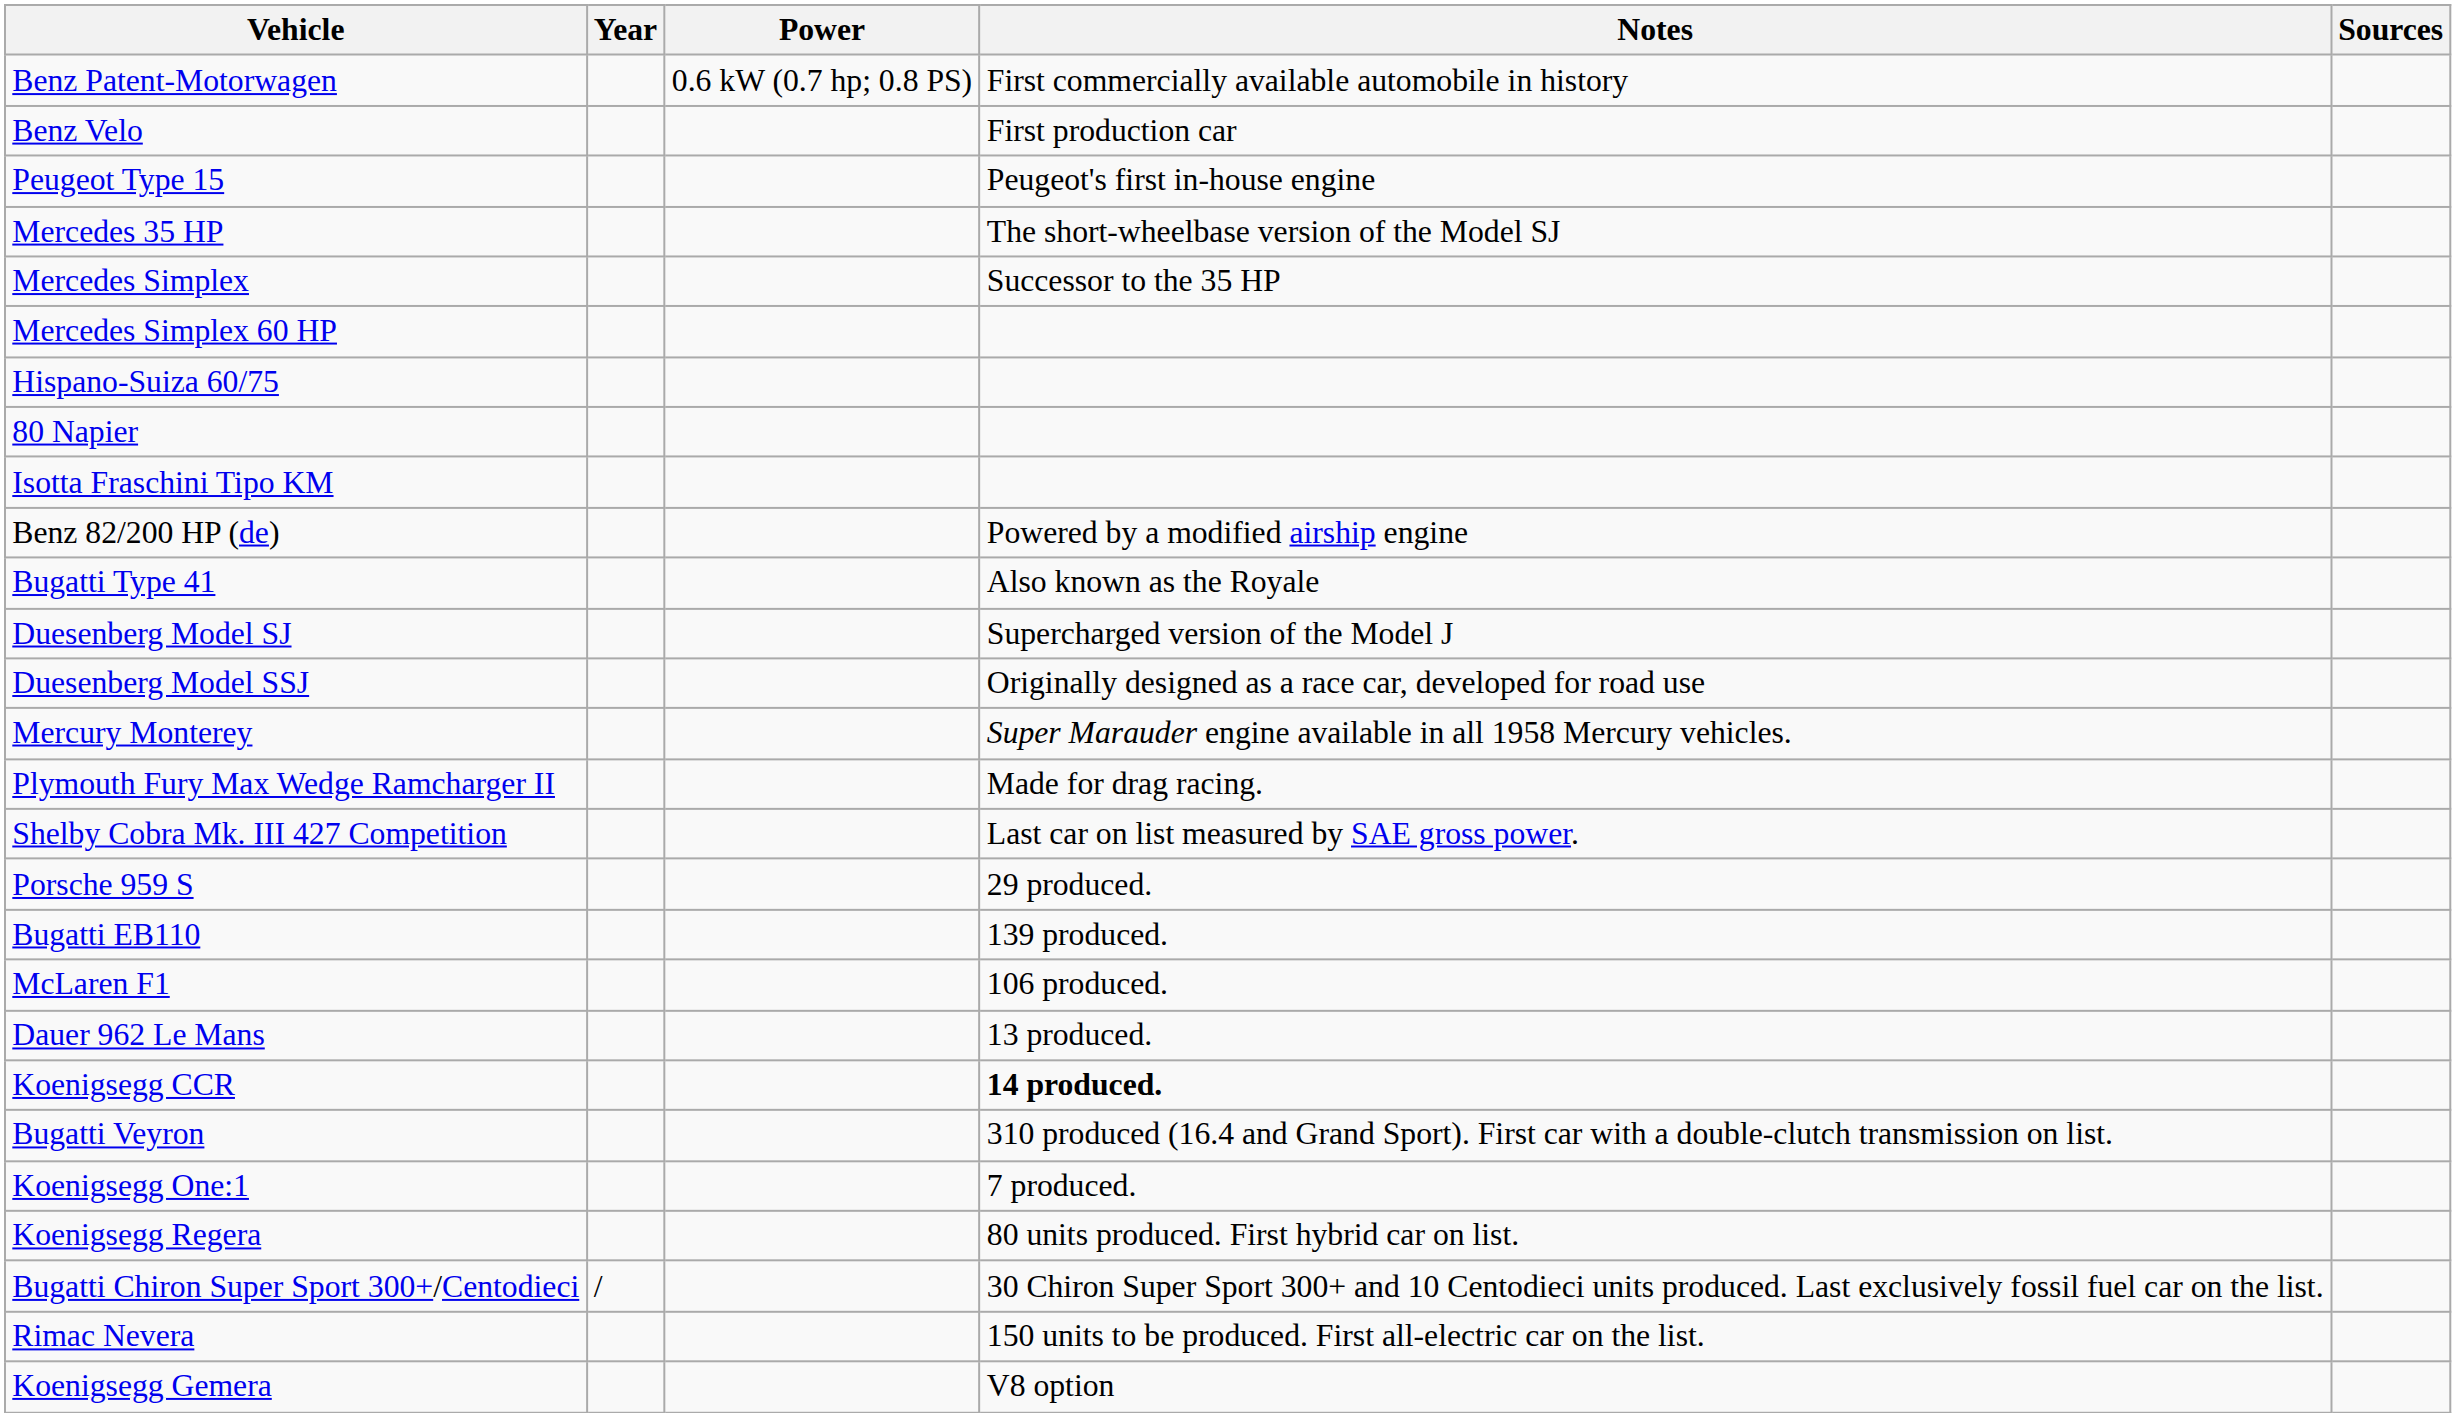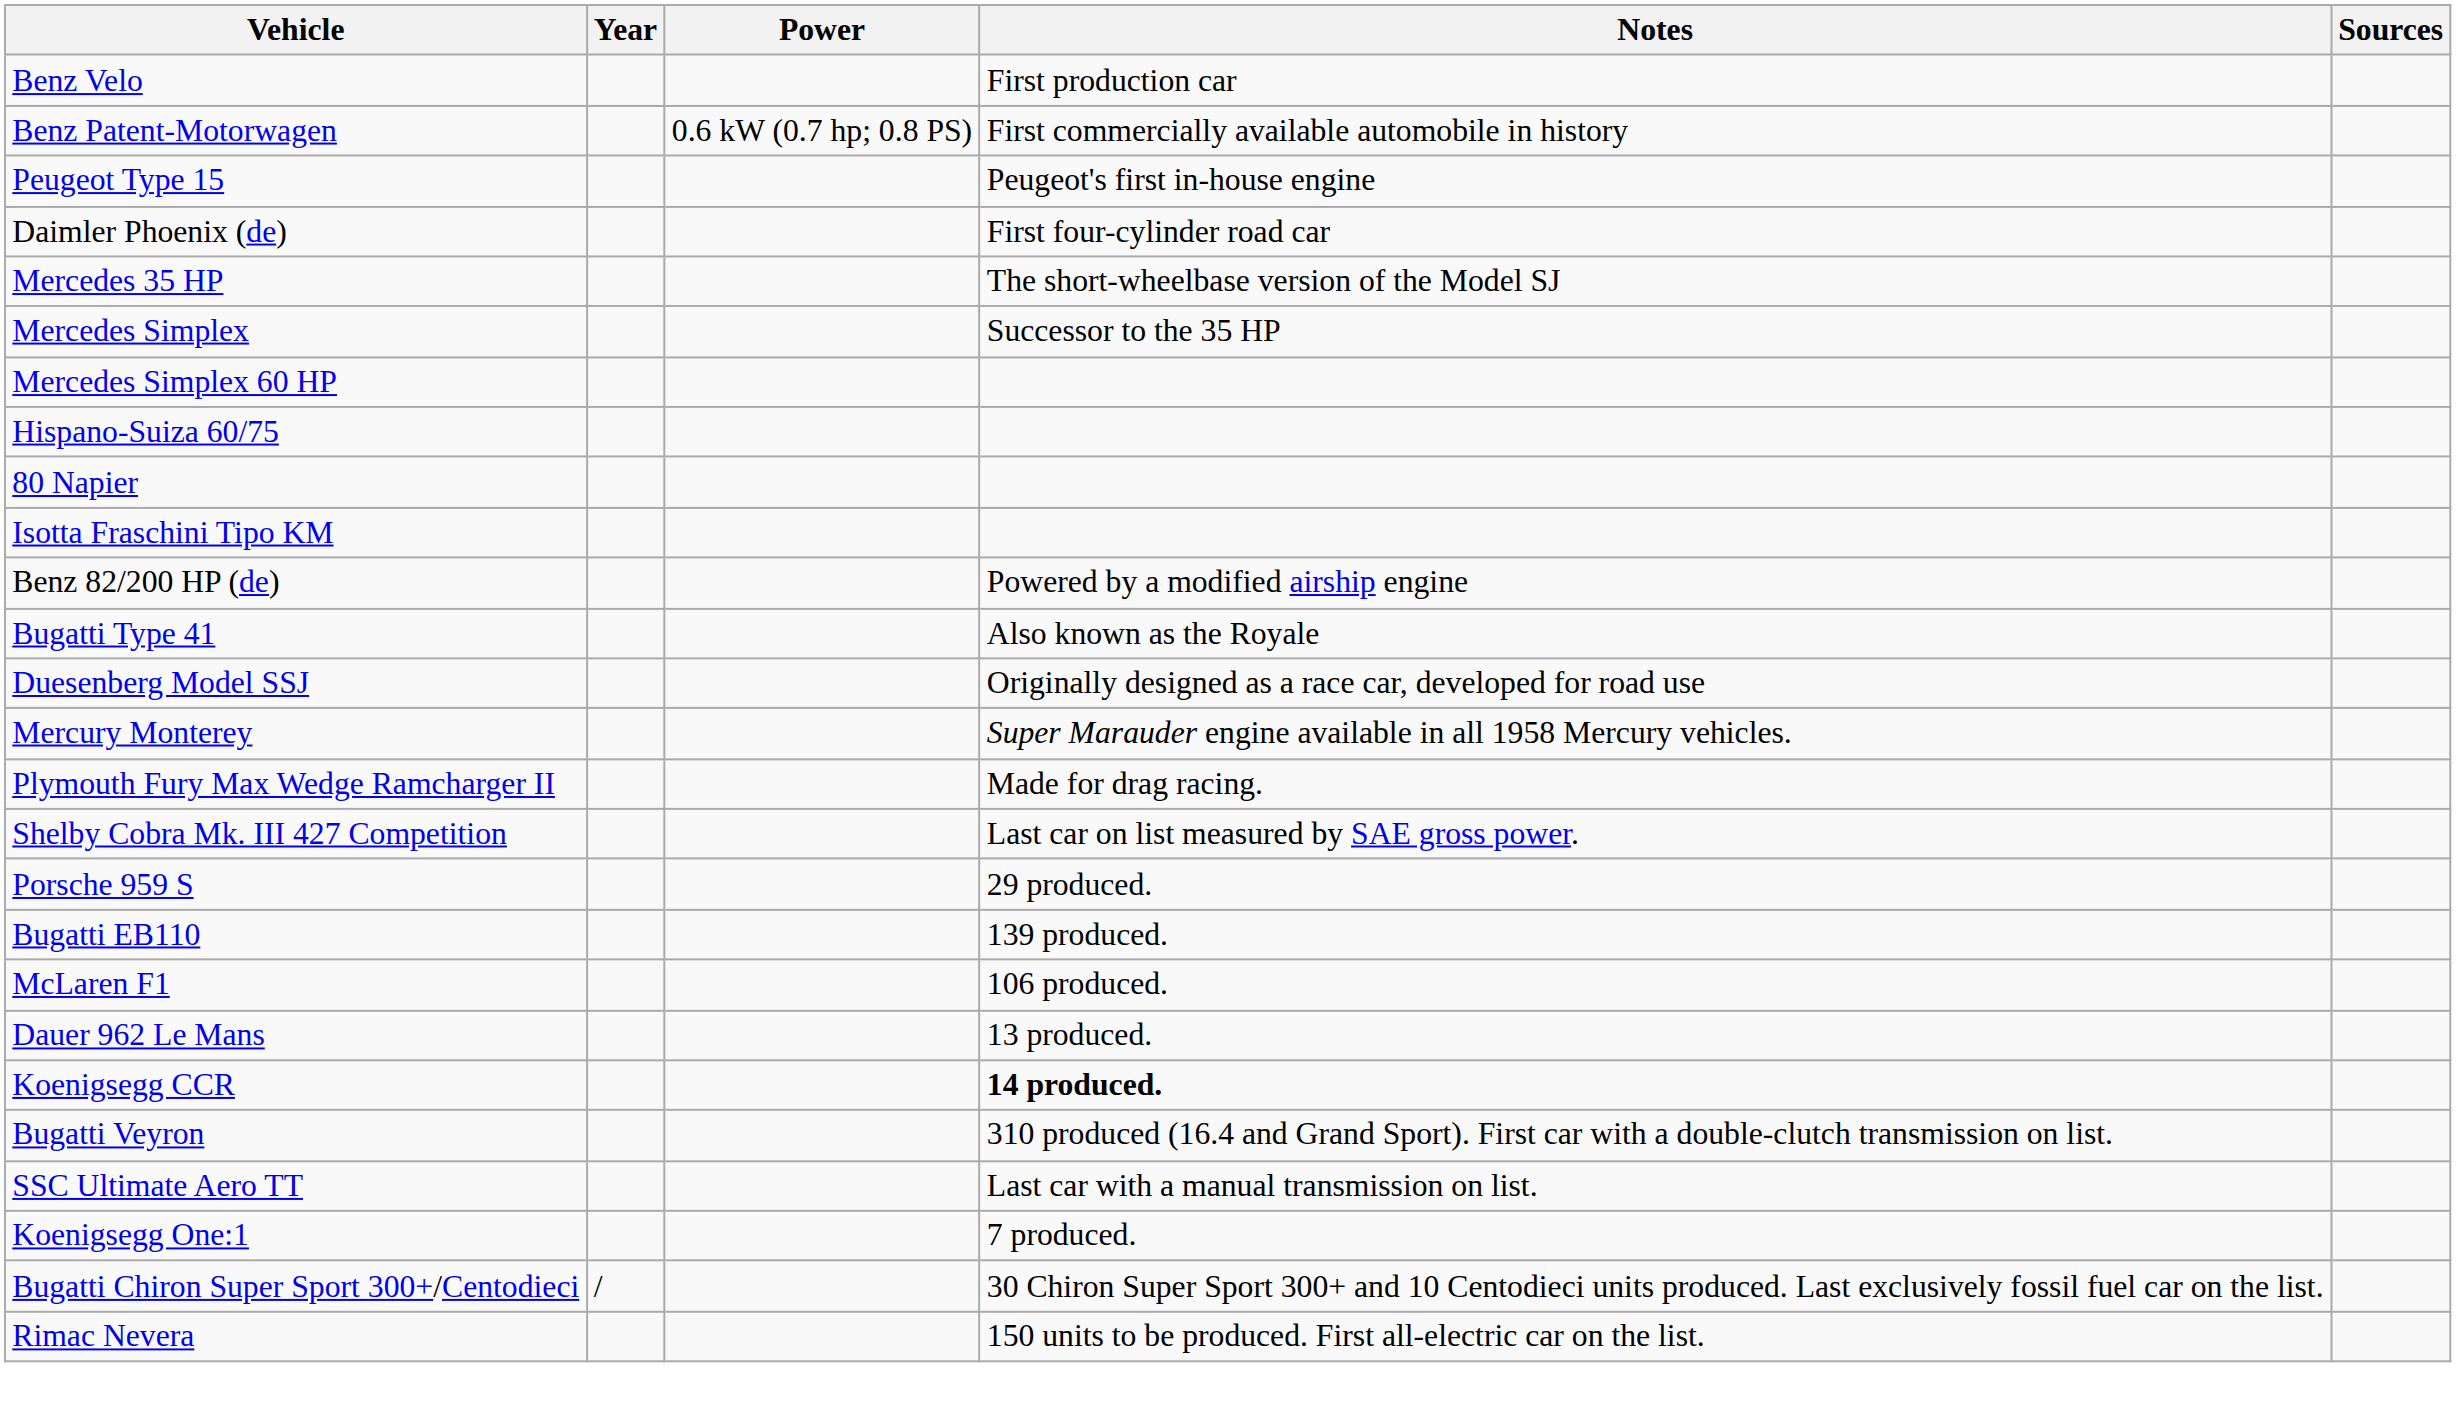rows swapped: (175, 79) <-> (78, 130)
+ row: (150, 230)
- row: (152, 632)
+ row: (158, 1185)
- row: (137, 1235)
- row: (142, 1386)
